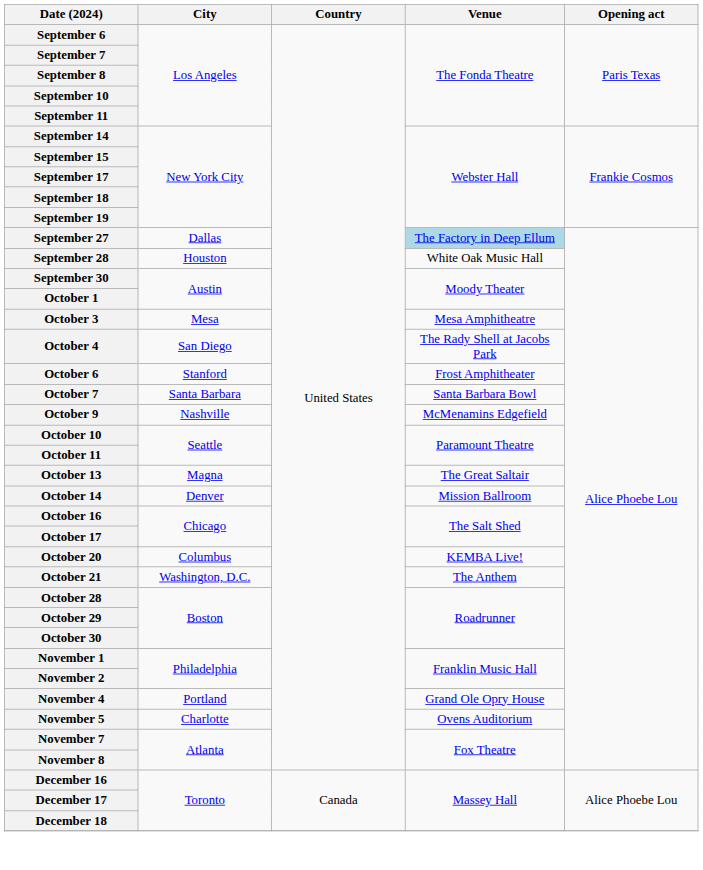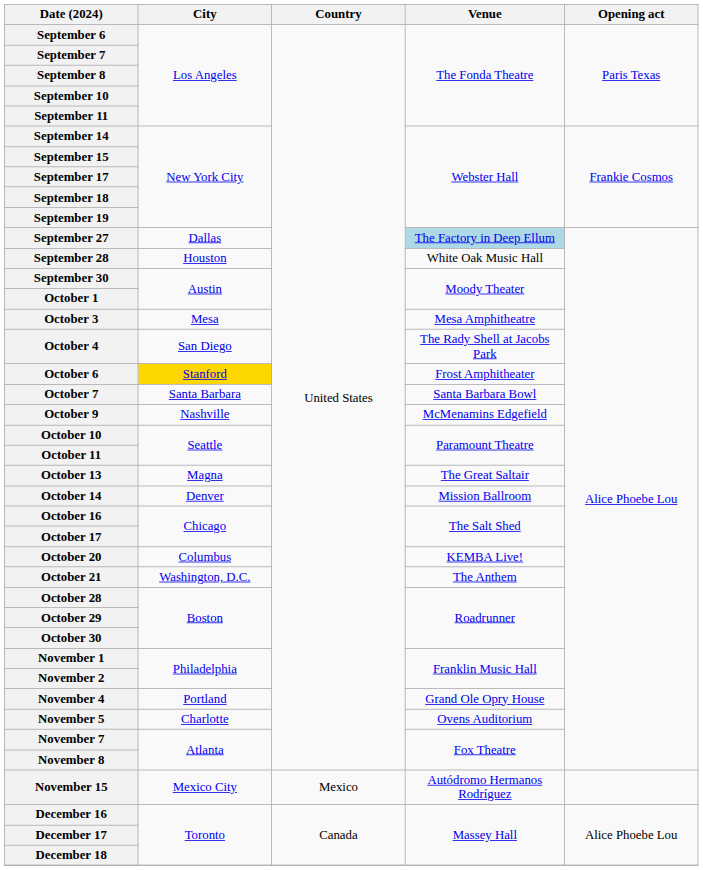(205, 374) no background -> (205, 374) gold background
+ row: (71, 787)
